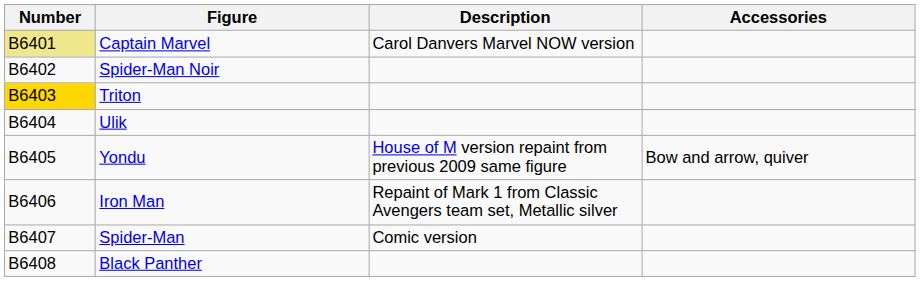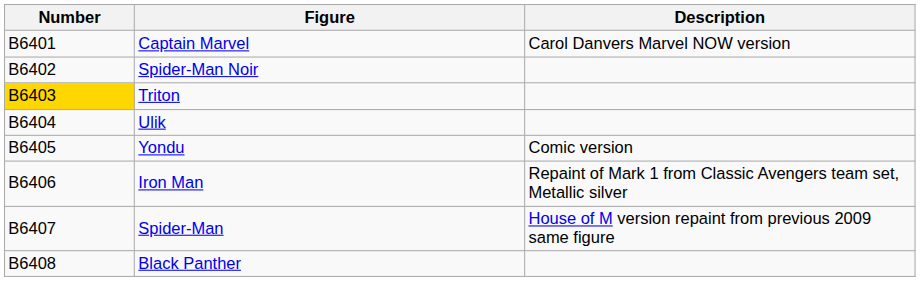- column: (778, 17)
(32, 43) khaki background -> (32, 43) no background
(490, 157) House of M version repaint from previous 2009 same figure -> (581, 148) Comic version
(425, 237) Comic version -> (700, 228) House of M version repaint from previous 2009 same figure
